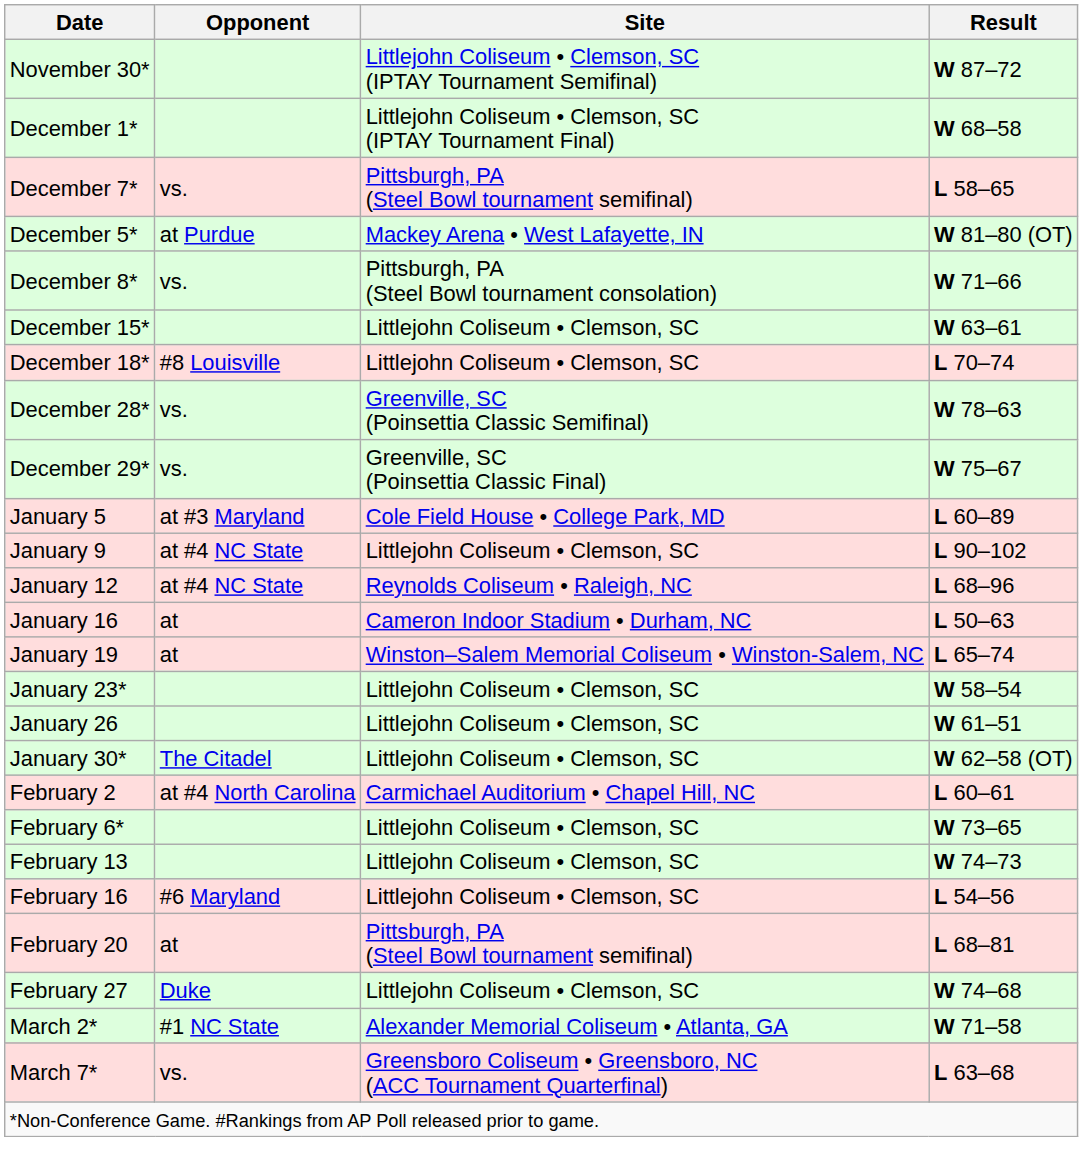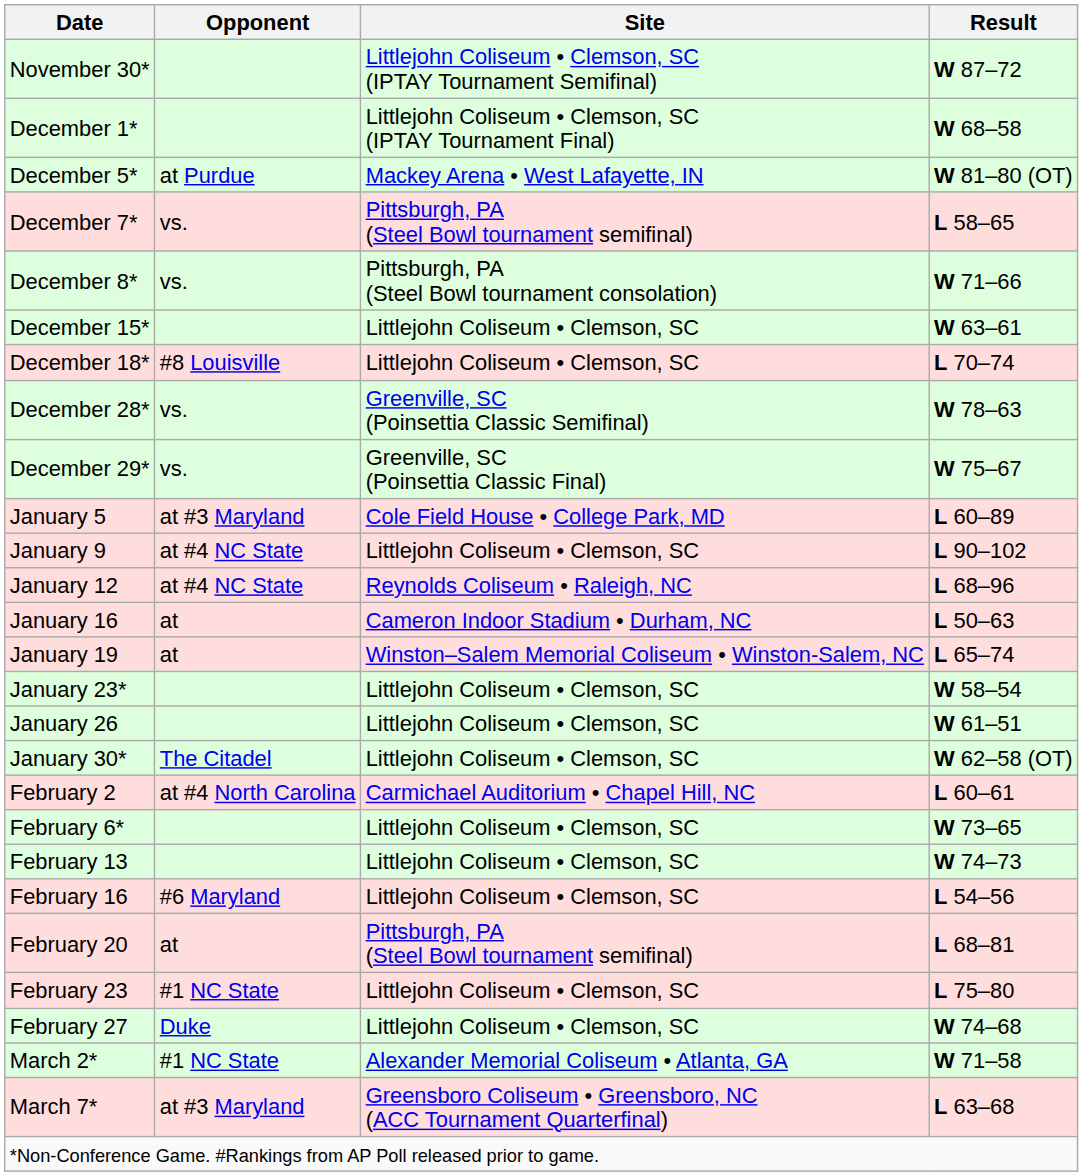rows swapped: (74, 234) <-> (74, 187)
+ row: (69, 991)
(174, 1072) vs. -> (232, 1107) at #3 Maryland
